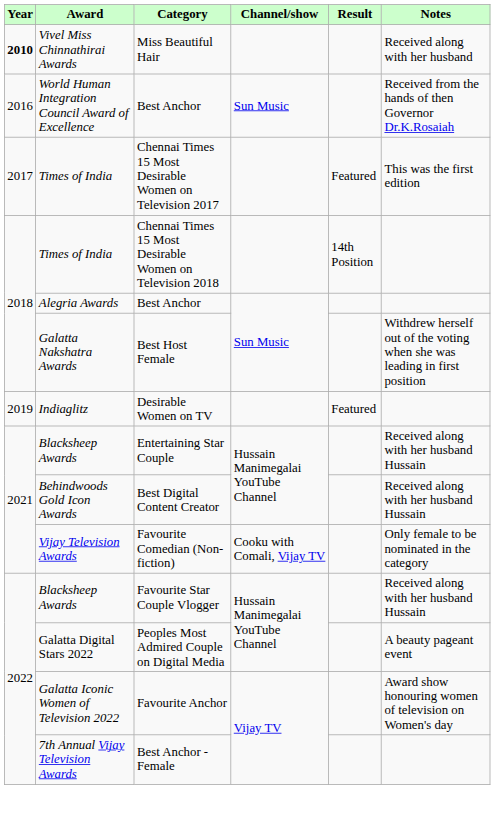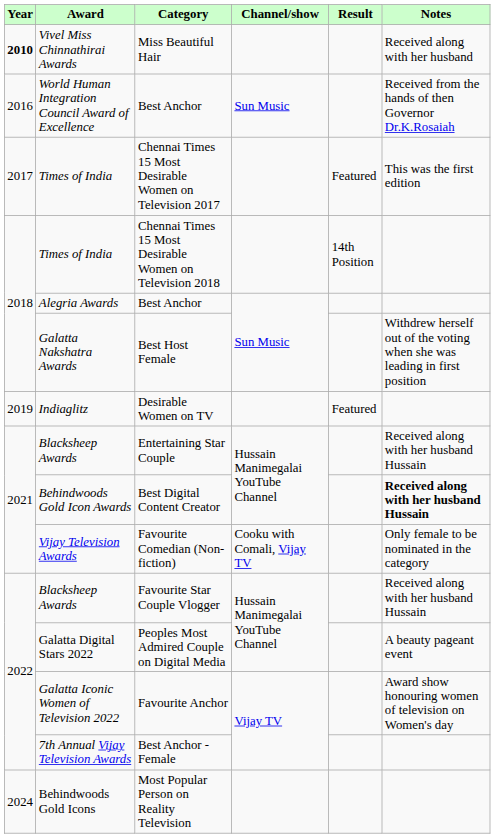(429, 499) normal -> (433, 499) bold
+ row: (74, 801)
